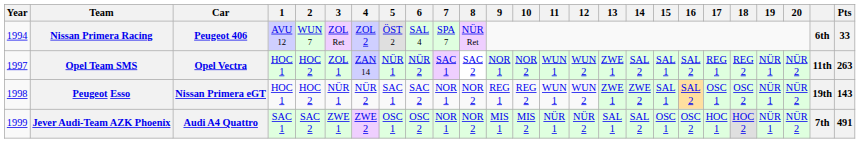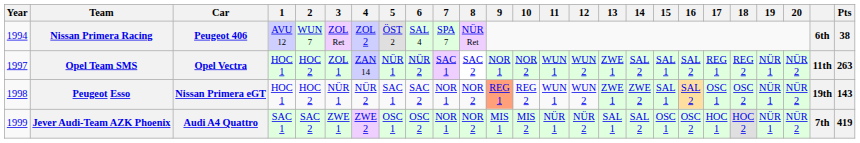(845, 35) 33 -> (845, 35) 38
(499, 94) no background -> (499, 94) lightsalmon background
(845, 123) 491 -> (845, 123) 419
